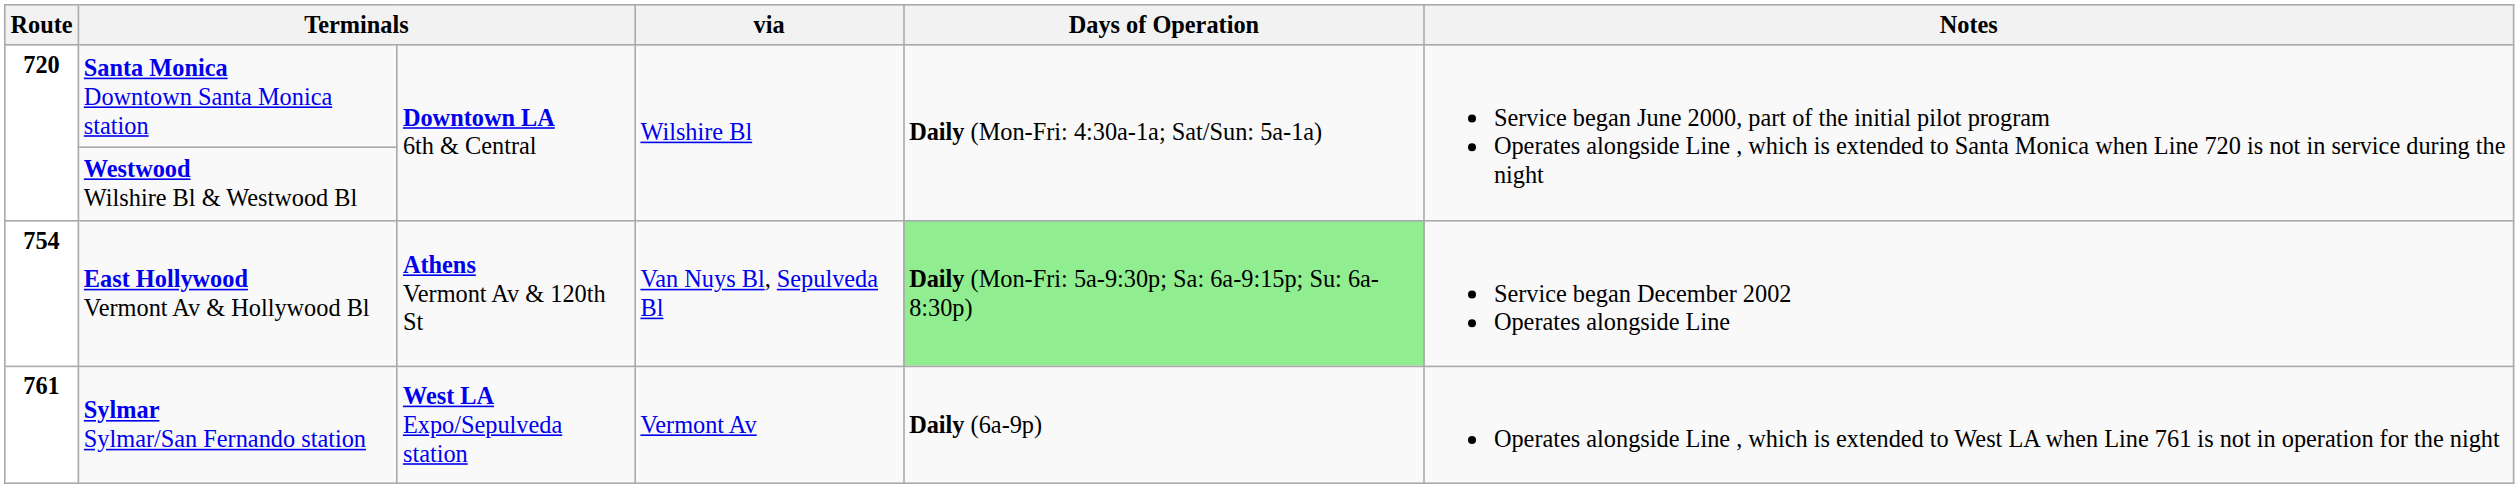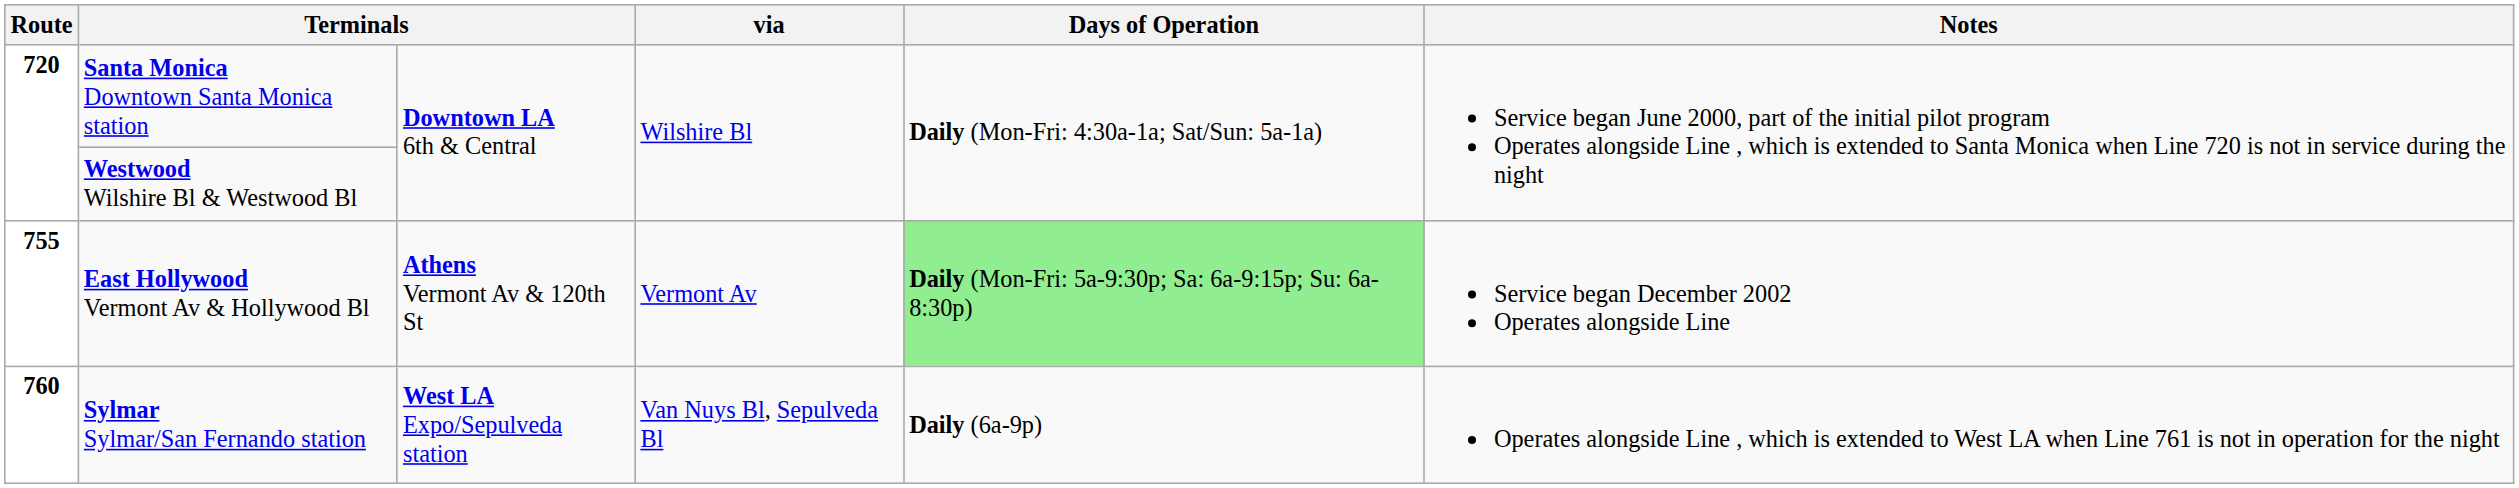(42, 255) 754 -> (42, 255) 755
(759, 293) Van Nuys Bl, Sepulveda Bl -> (699, 293) Vermont Av
(42, 401) 761 -> (42, 401) 760
(699, 424) Vermont Av -> (759, 424) Van Nuys Bl, Sepulveda Bl
